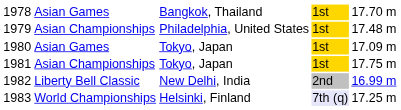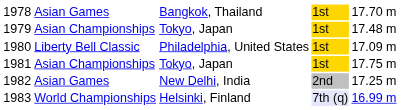(234, 29) Philadelphia, United States -> (196, 29) Tokyo, Japan
(72, 46) Asian Games -> (87, 46) Liberty Bell Classic
(196, 46) Tokyo, Japan -> (234, 46) Philadelphia, United States
(87, 81) Liberty Bell Classic -> (72, 81) Asian Games
(374, 81) 16.99 m -> (374, 81) 17.25 m
(374, 98) 17.25 m -> (374, 98) 16.99 m
